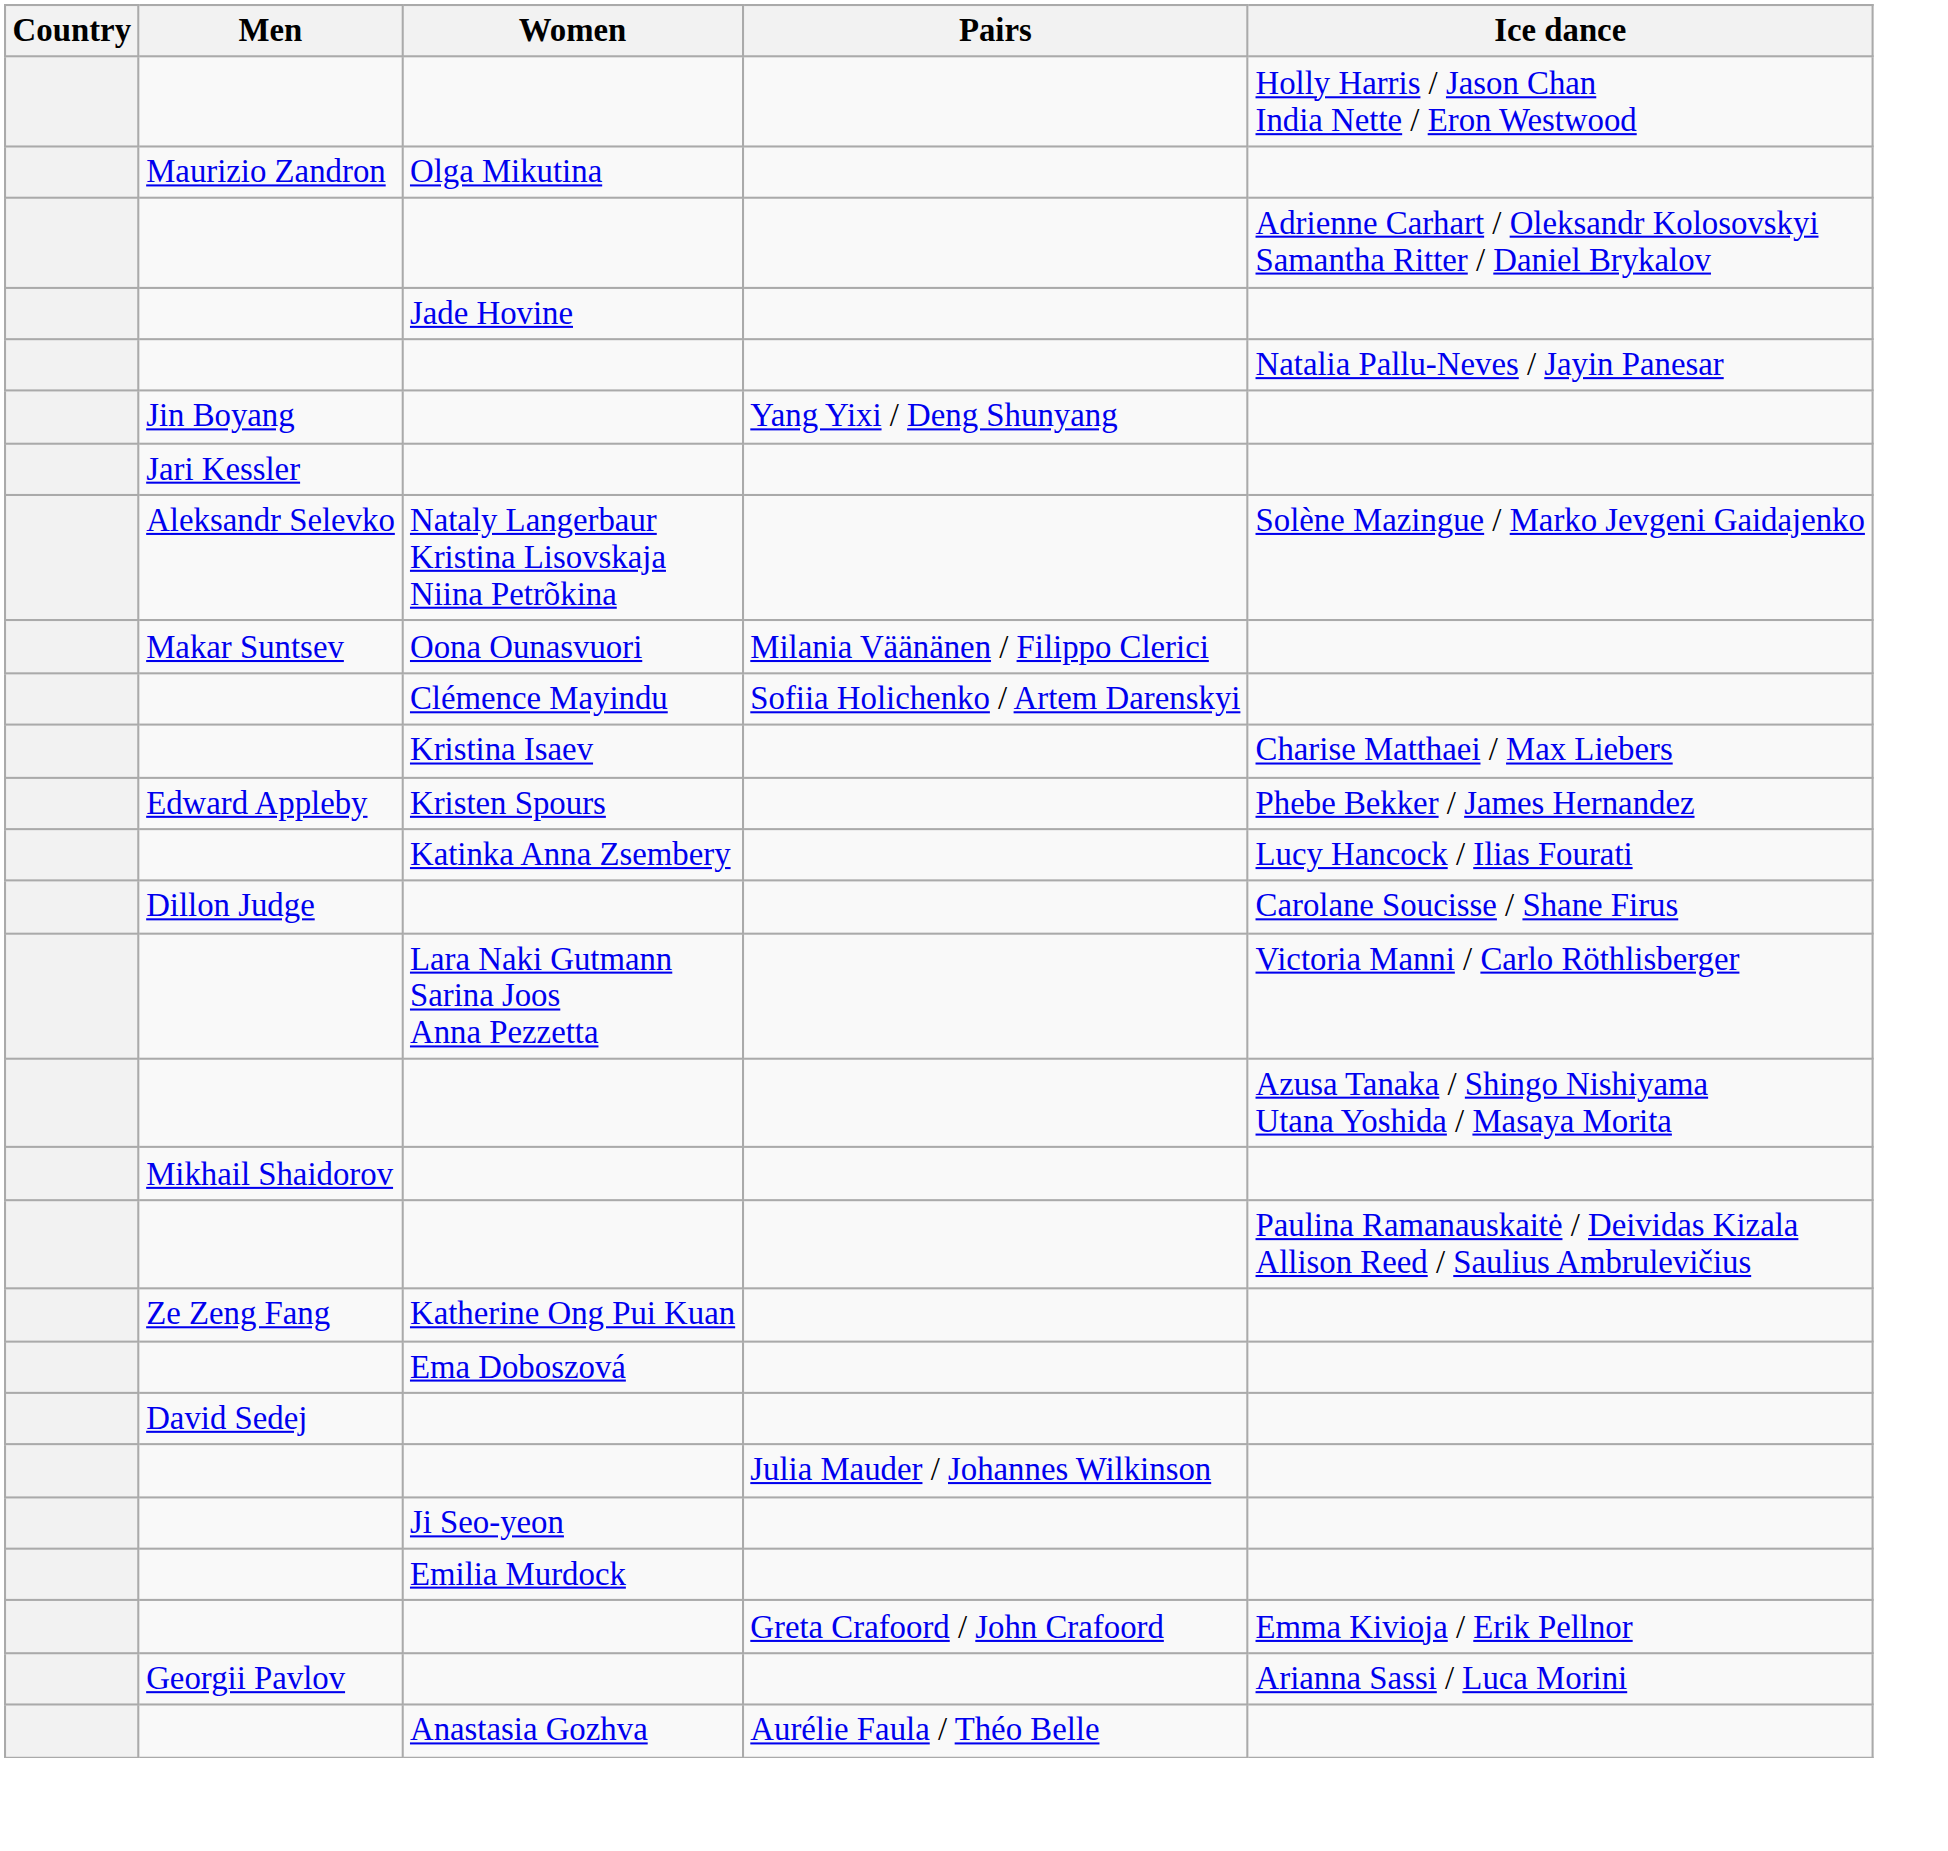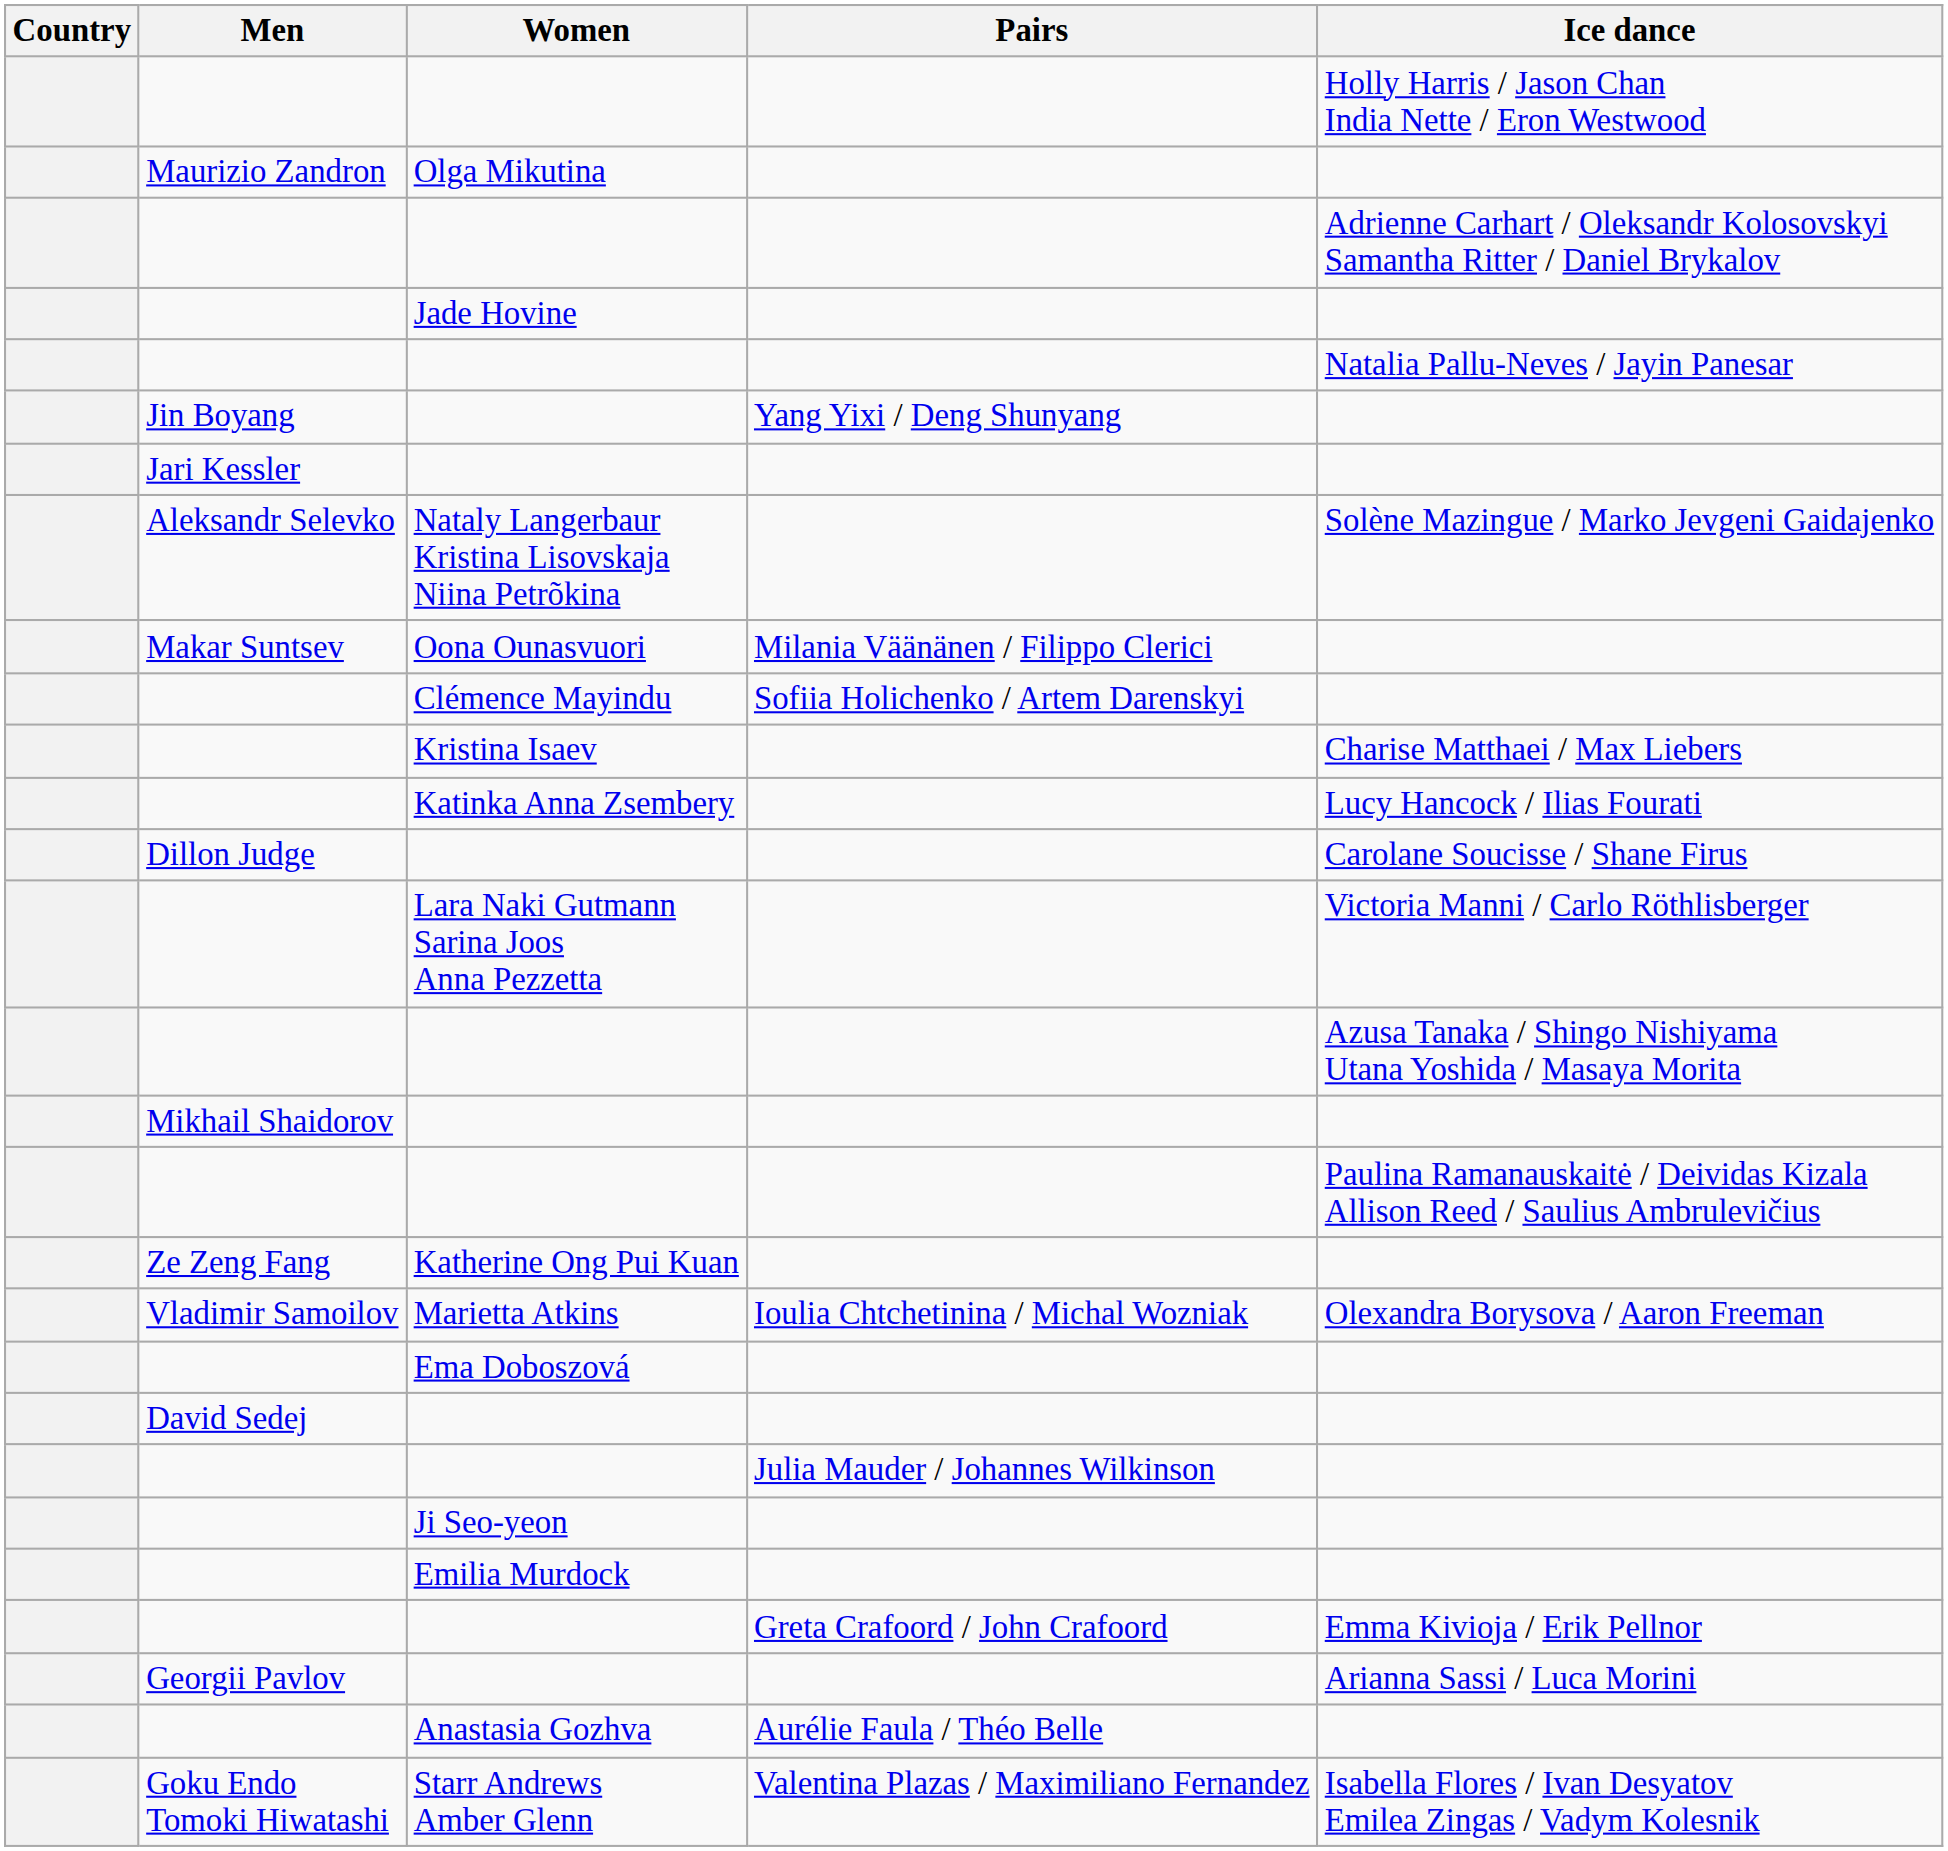- row: (257, 802)
+ row: (272, 1314)
+ row: (268, 1800)
